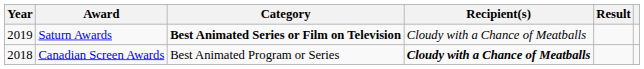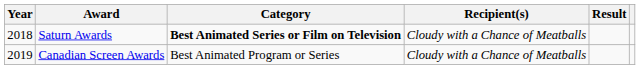(20, 34) 2019 -> (20, 34) 2018
(20, 54) 2018 -> (20, 54) 2019
(499, 54) bold -> (496, 54) normal
